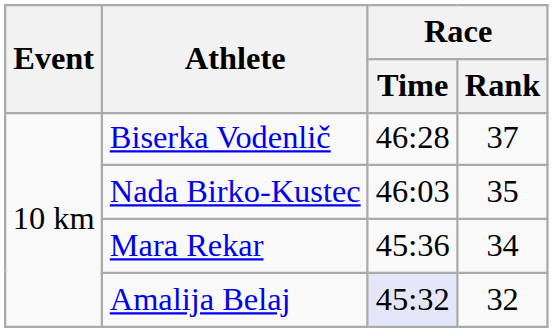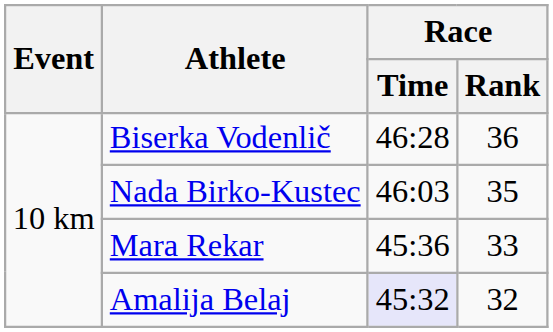(503, 138) 37 -> (503, 138) 36
(503, 245) 34 -> (503, 245) 33
